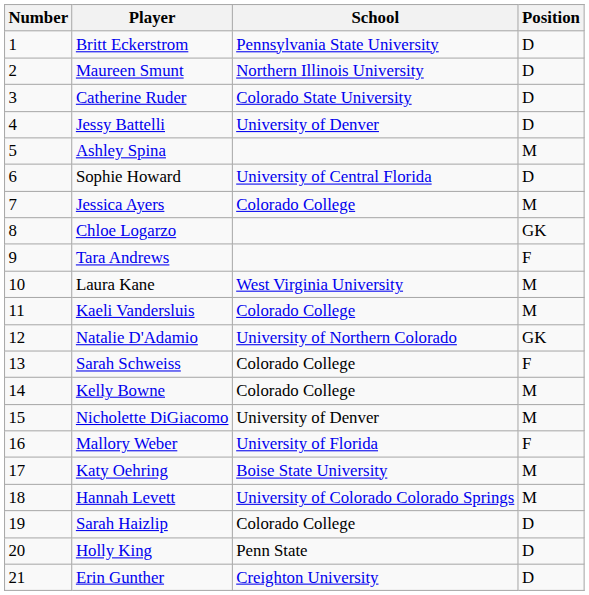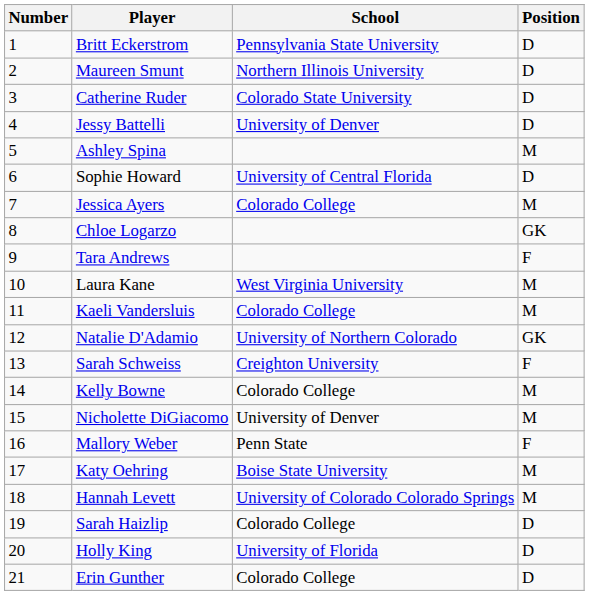(296, 364) Colorado College -> (307, 364) Creighton University
(307, 444) University of Florida -> (272, 444) Penn State
(272, 550) Penn State -> (307, 550) University of Florida
(307, 577) Creighton University -> (296, 577) Colorado College
